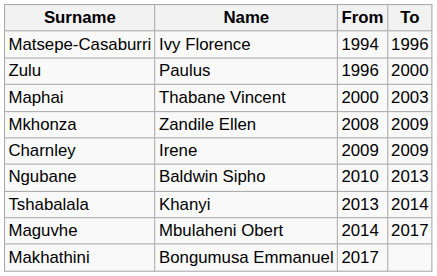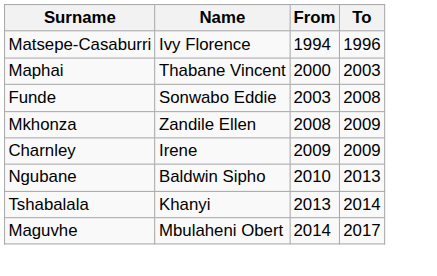- row: (25, 71)
+ row: (32, 97)
- row: (49, 257)
